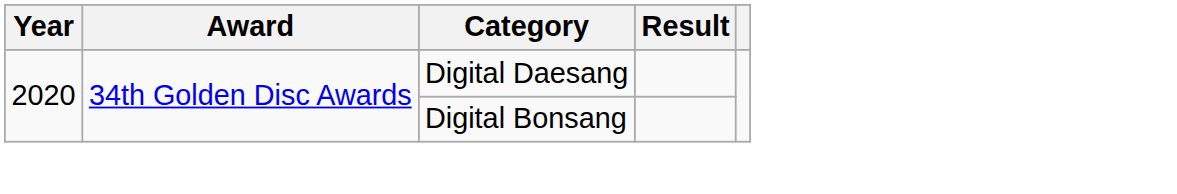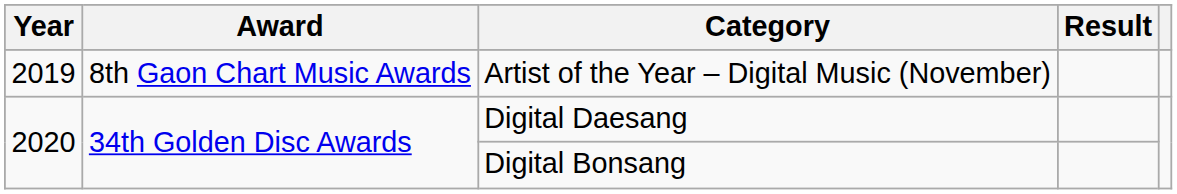+ row: (768, 73)
